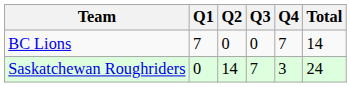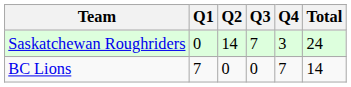rows swapped: (40, 43) <-> (97, 69)
